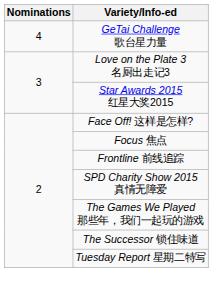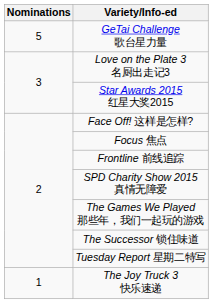(39, 36) 4 -> (39, 36) 5
+ row: (141, 282)
